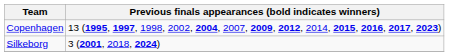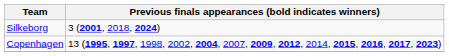rows swapped: (27, 43) <-> (35, 28)
